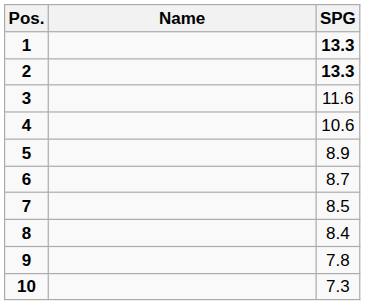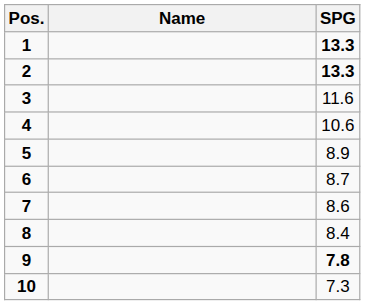(338, 206) 8.5 -> (338, 206) 8.6
(338, 260) normal -> (338, 260) bold
